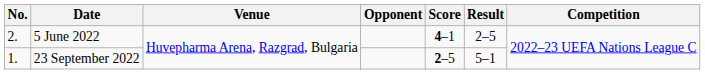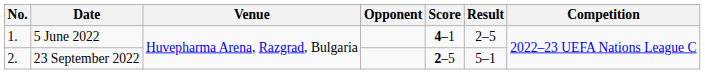(13, 36) 2. -> (13, 36) 1.
(13, 58) 1. -> (13, 58) 2.
